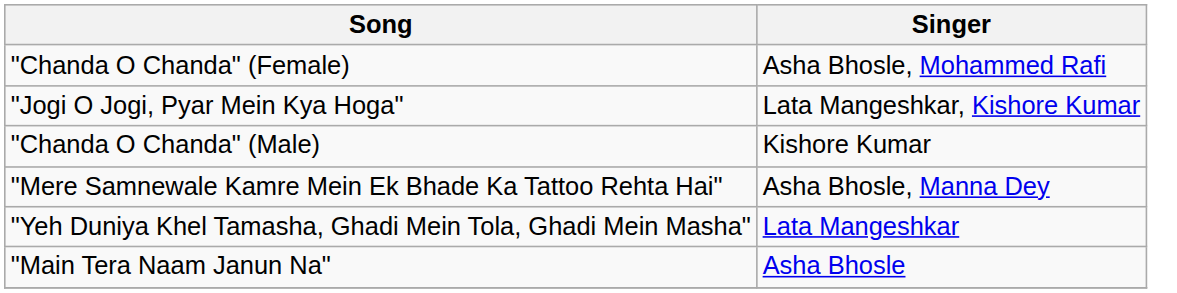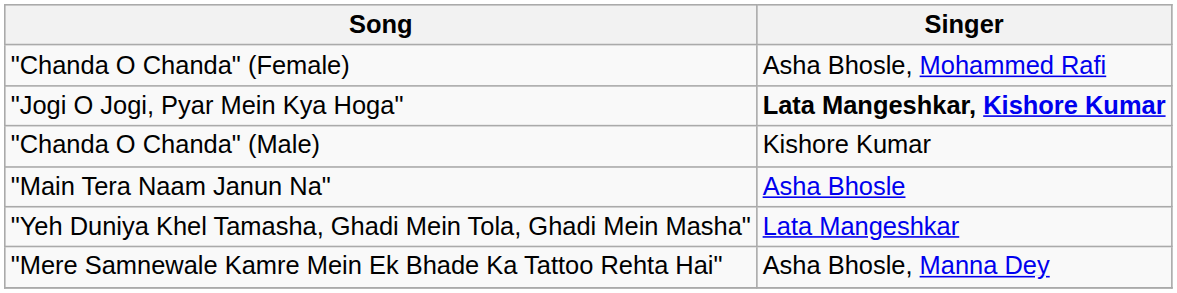(951, 105) normal -> (964, 105) bold
rows swapped: (171, 266) <-> (367, 186)
